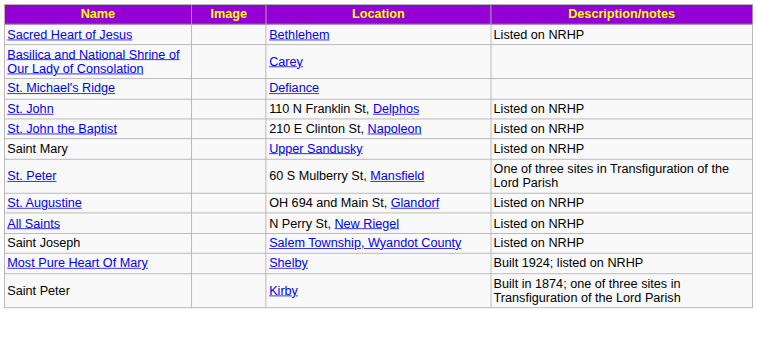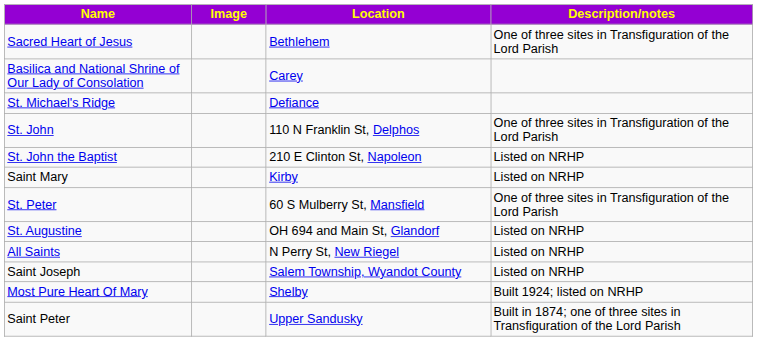(539, 34) Listed on NRHP -> (611, 41) One of three sites in Transfiguration of the Lord Parish
(539, 108) Listed on NRHP -> (611, 130) One of three sites in Transfiguration of the Lord Parish
(316, 149) Upper Sandusky -> (284, 177) Kirby
(284, 290) Kirby -> (316, 319) Upper Sandusky
